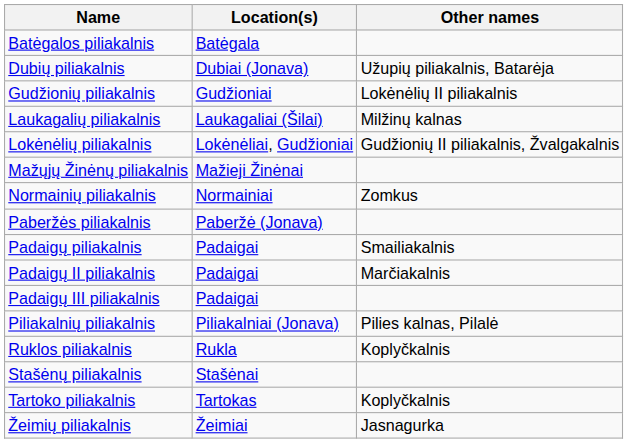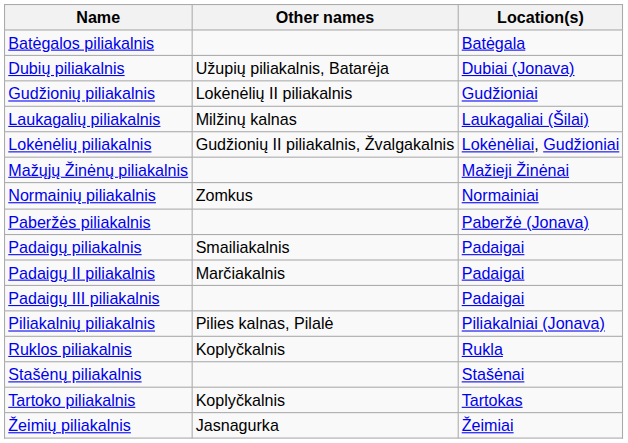columns swapped: (490, 17) <-> (274, 17)
